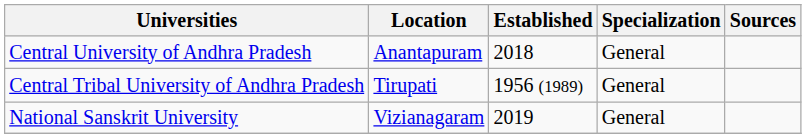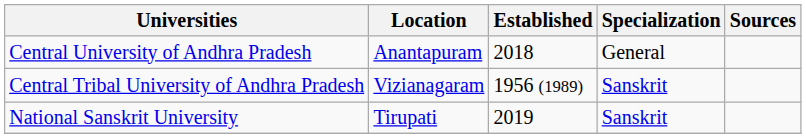(405, 84) Tirupati -> (429, 84) Vizianagaram
(633, 84) General -> (635, 84) Sanskrit
(429, 117) Vizianagaram -> (405, 117) Tirupati
(633, 117) General -> (635, 117) Sanskrit
